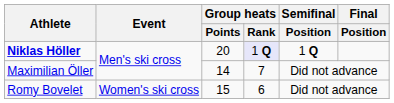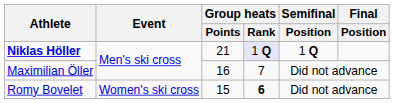(223, 52) 20 -> (223, 52) 21
(223, 71) 14 -> (223, 71) 16
(261, 90) normal -> (261, 90) bold
